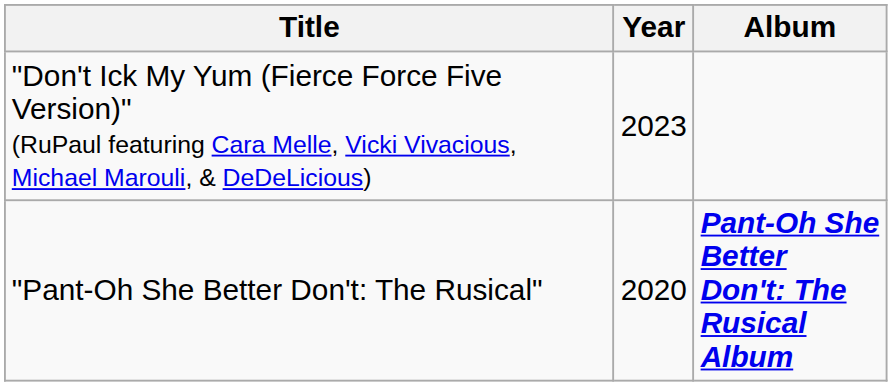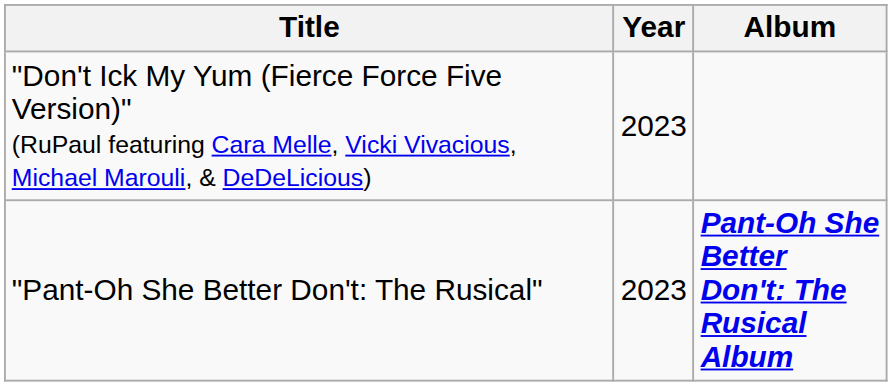(654, 289) 2020 -> (654, 289) 2023
